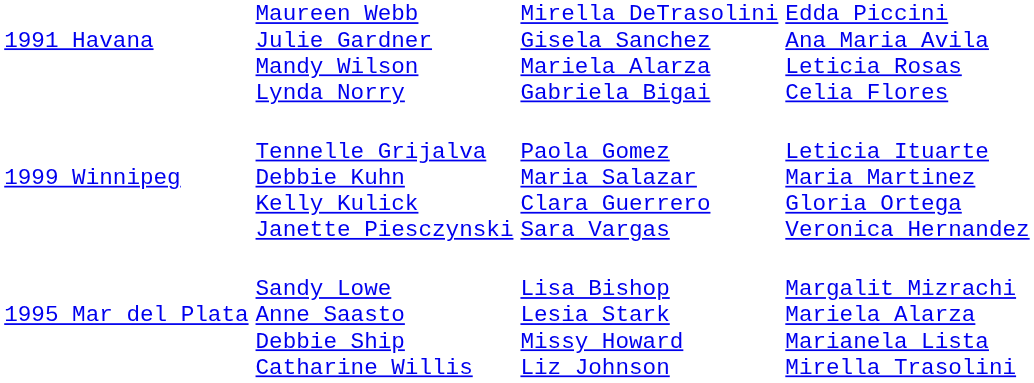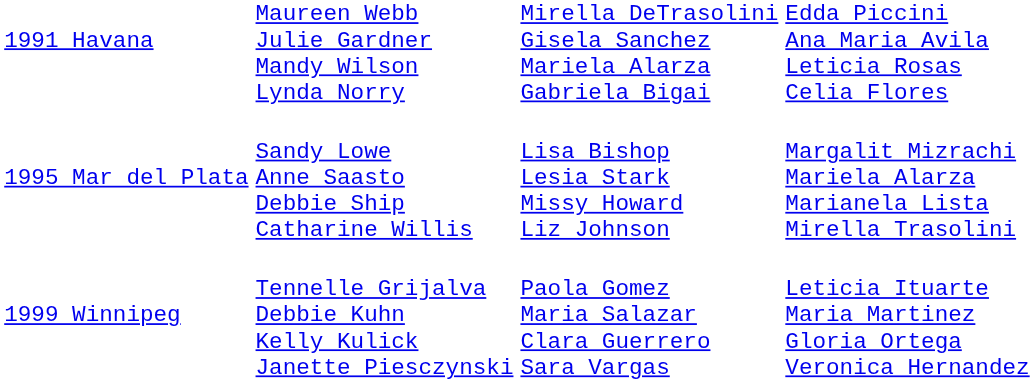rows swapped: (126, 315) <-> (92, 178)
